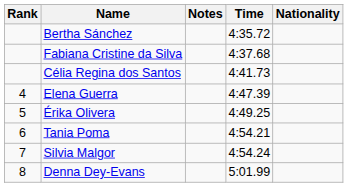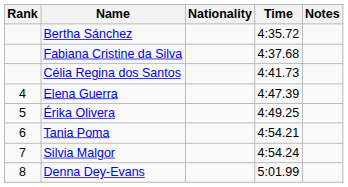columns swapped: (308, 14) <-> (205, 14)
